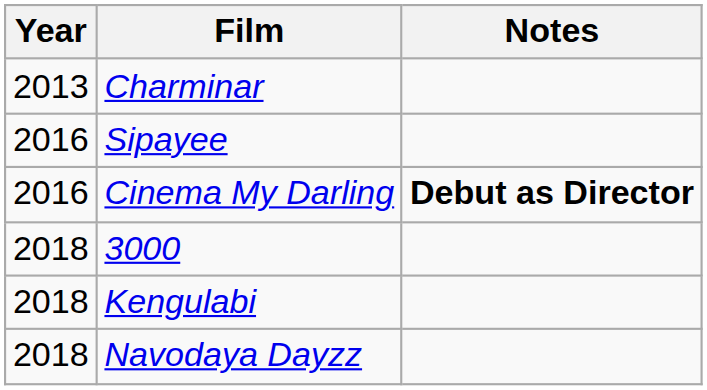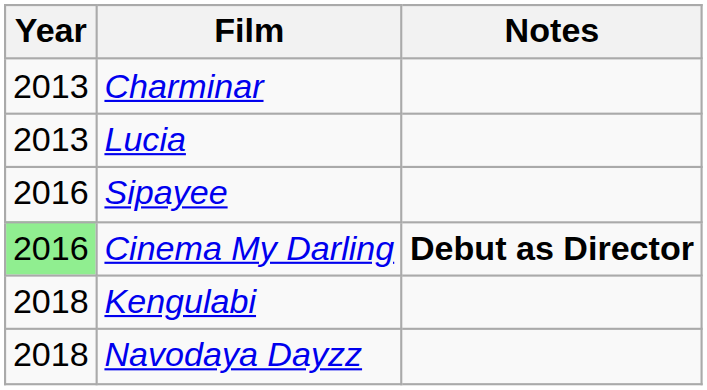+ row: (145, 139)
(51, 193) no background -> (51, 247) lightgreen background
- row: (142, 247)
